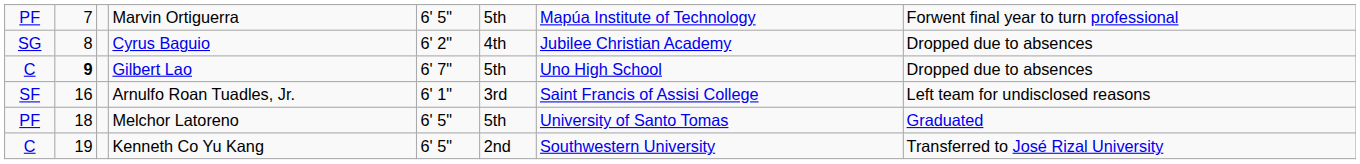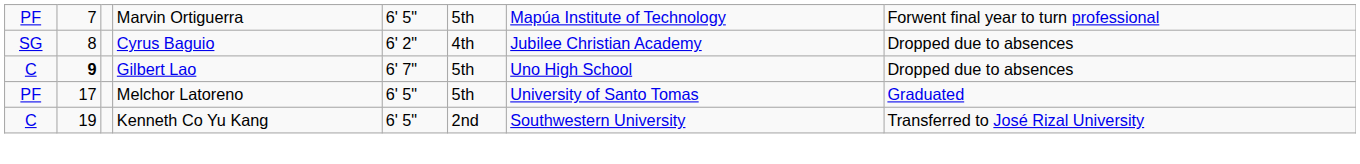- row: (204, 95)
(84, 121) 18 -> (88, 95) 17
